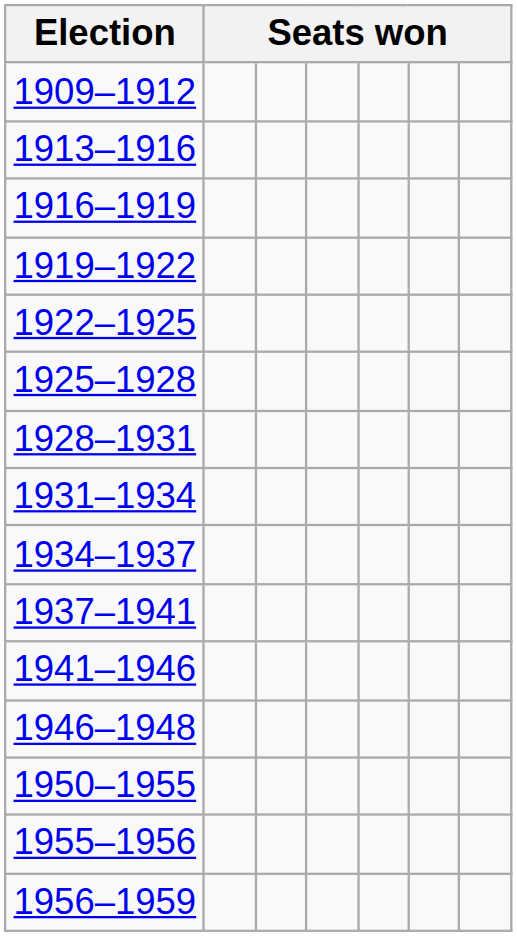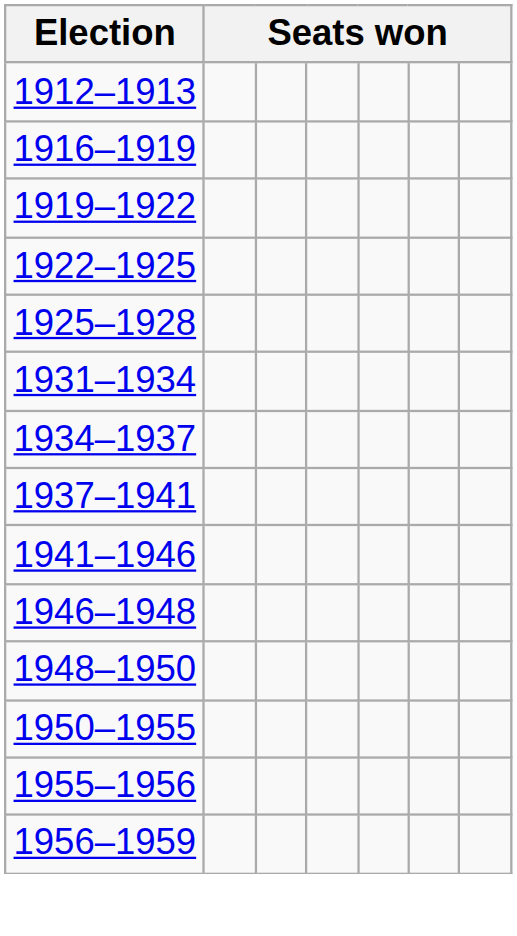- row: (105, 91)
+ row: (105, 91)
- row: (105, 149)
- row: (105, 438)
+ row: (105, 669)
